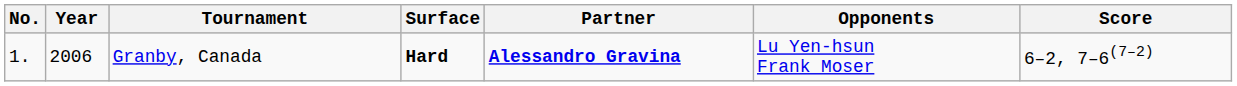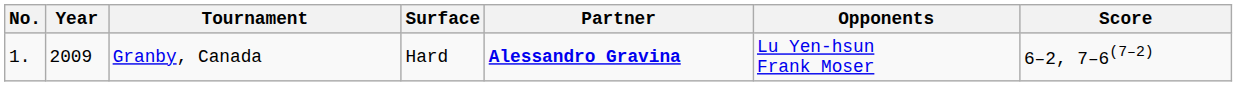(71, 57) 2006 -> (71, 57) 2009
(427, 57) bold -> (427, 57) normal
